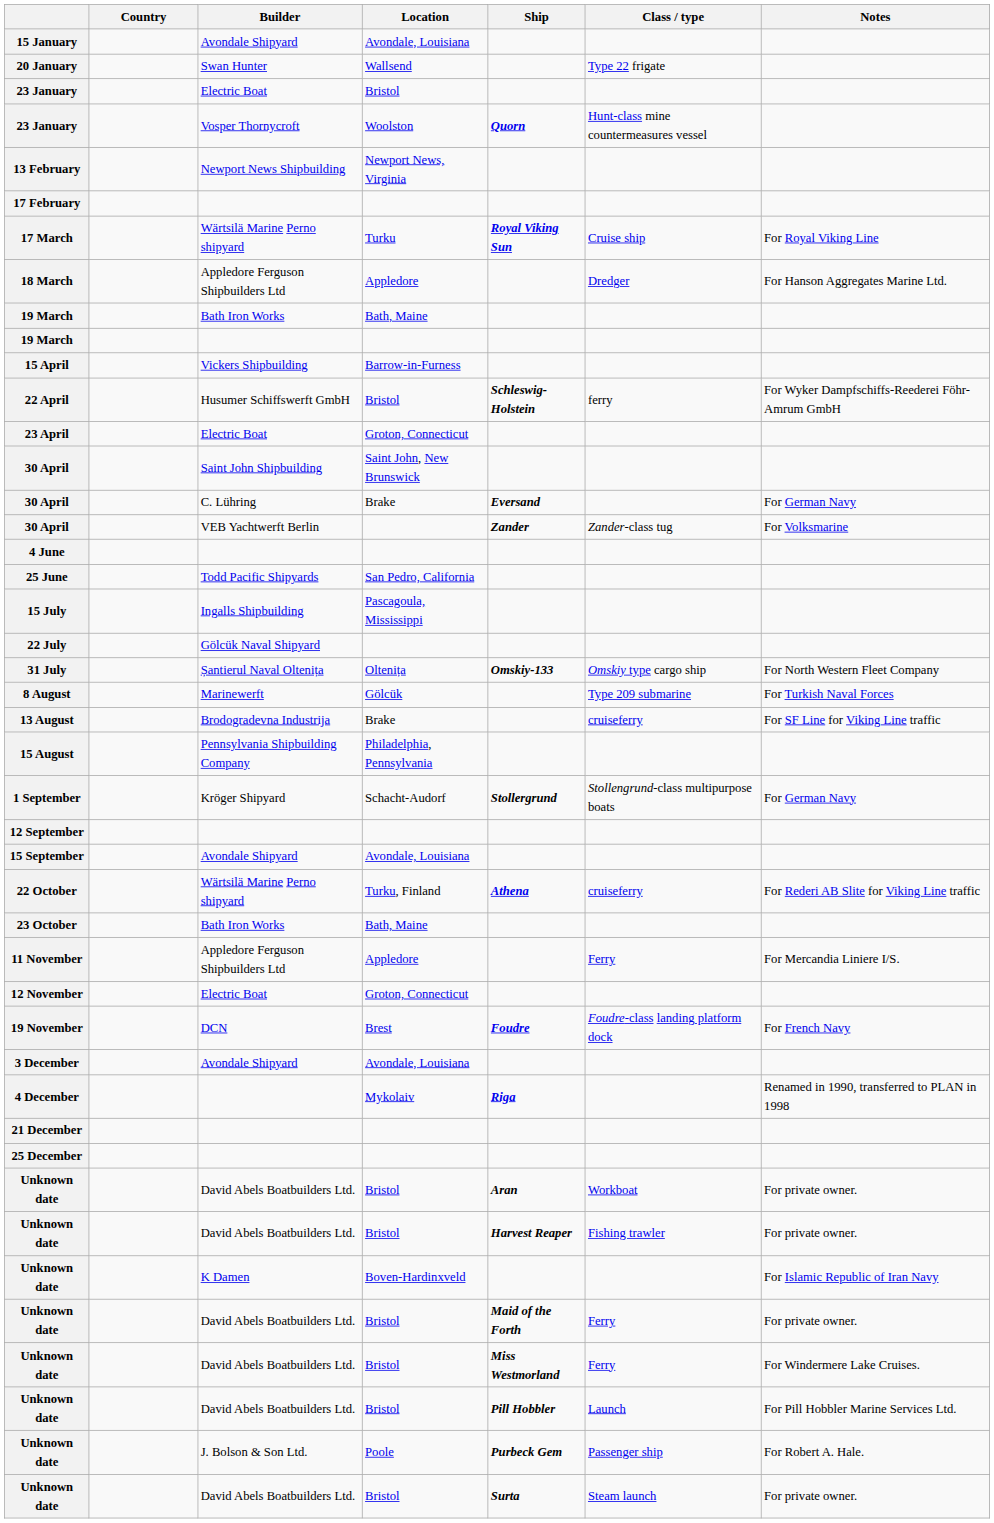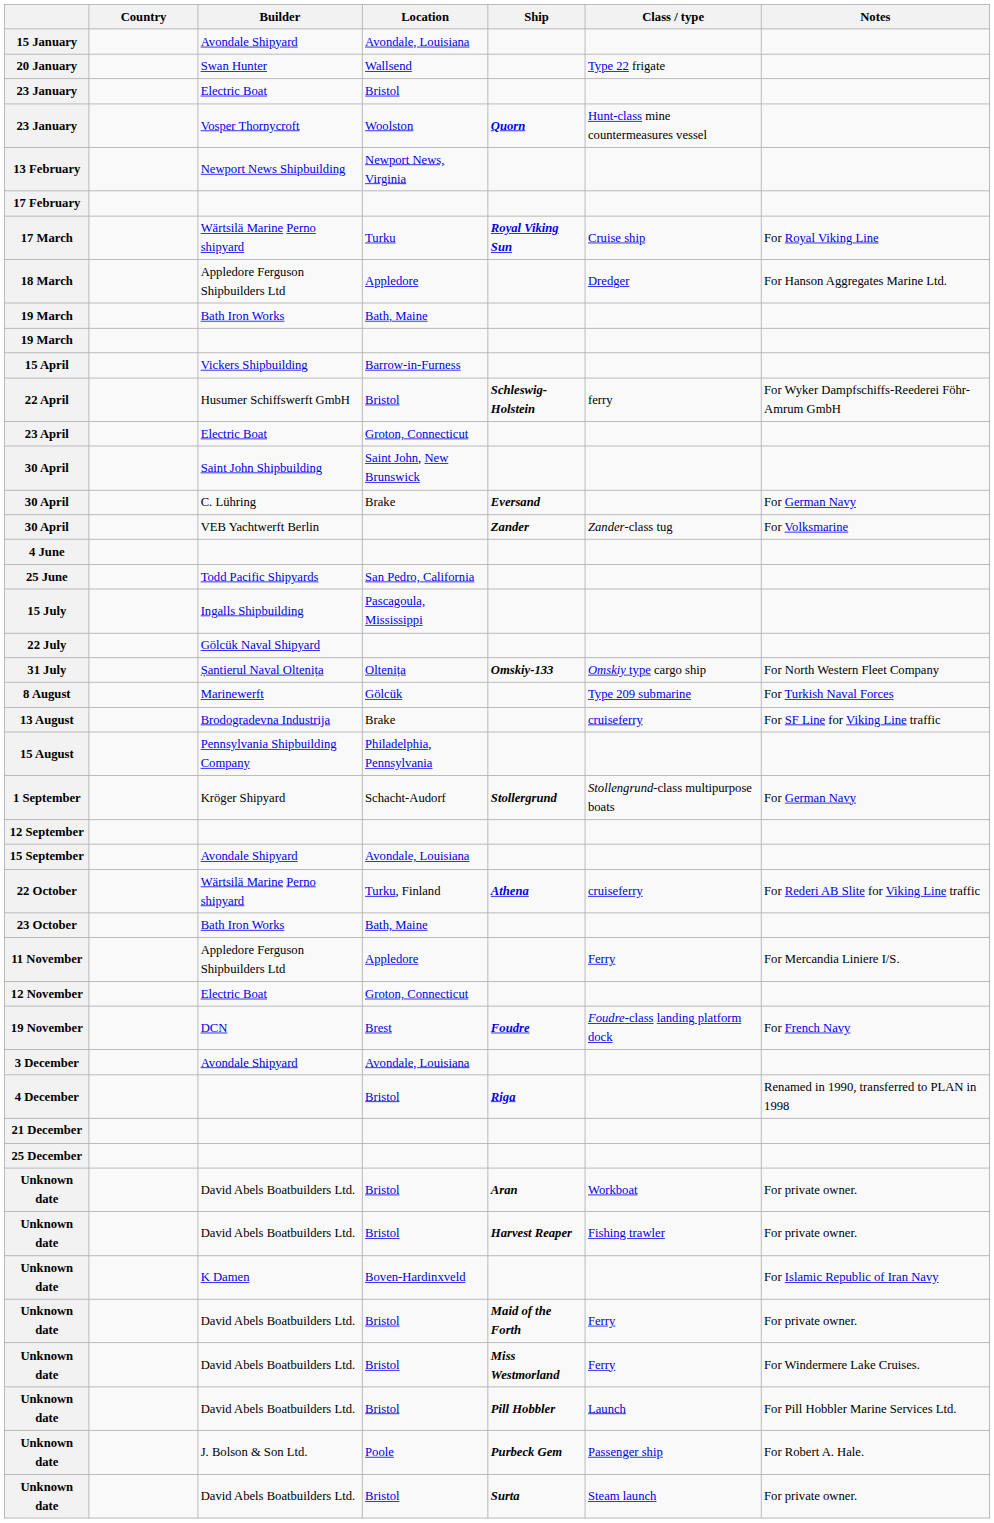(390, 1096) Mykolaiv -> (382, 1096) Bristol
